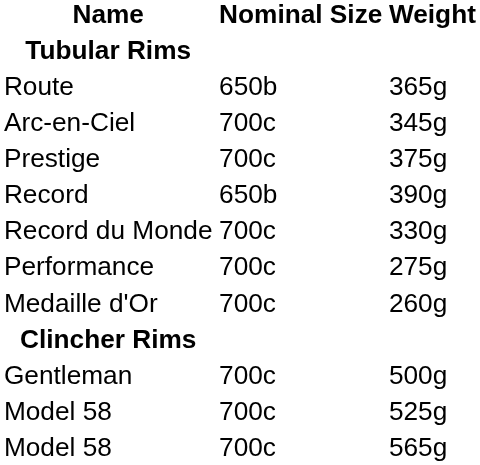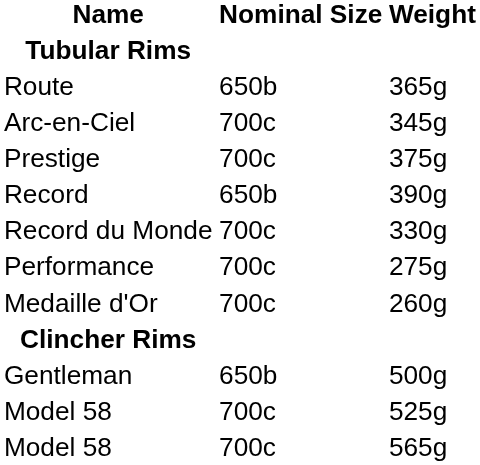(248, 375) 700c -> (248, 375) 650b
